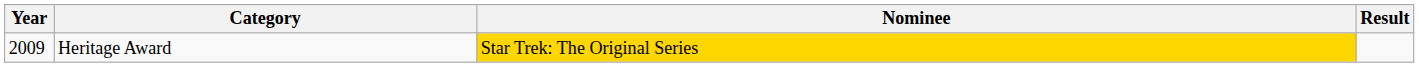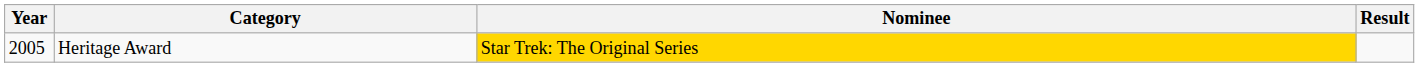(27, 47) 2009 -> (27, 47) 2005
